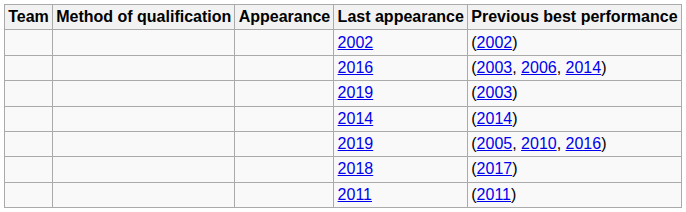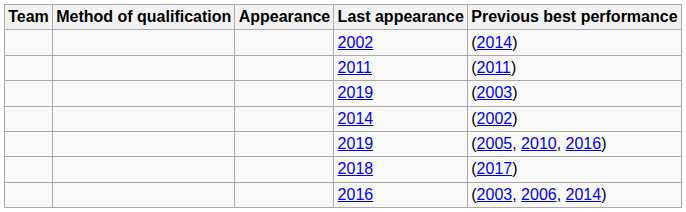(494, 42) (2002) -> (494, 42) (2014)
rows swapped: (28, 195) <-> (28, 68)
(494, 118) (2014) -> (494, 118) (2002)
